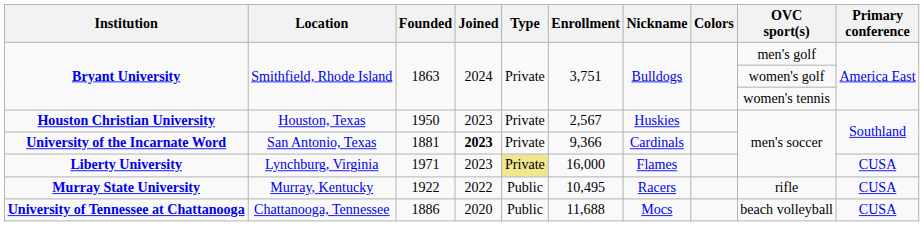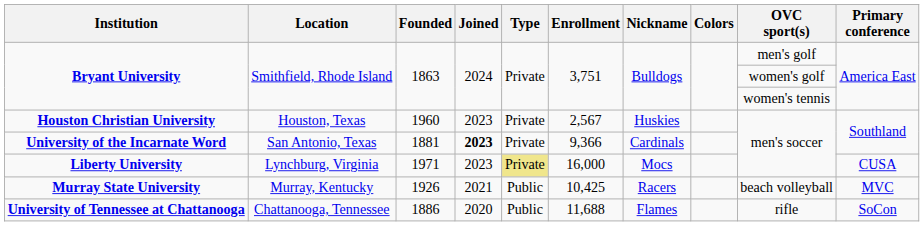(425, 120) 1950 -> (425, 120) 1960
(657, 165) Flames -> (657, 165) Mocs
(425, 187) 1922 -> (425, 187) 1926
(479, 187) 2022 -> (479, 187) 2021
(586, 187) 10,495 -> (586, 187) 10,425
(787, 187) rifle -> (787, 187) beach volleyball
(878, 187) CUSA -> (878, 187) MVC
(657, 210) Mocs -> (657, 210) Flames
(787, 210) beach volleyball -> (787, 210) rifle
(878, 210) CUSA -> (878, 210) SoCon
